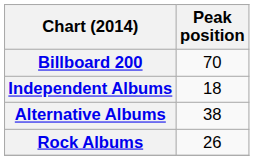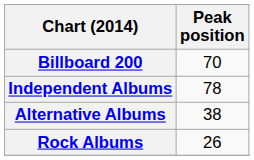(212, 89) 18 -> (212, 89) 78
